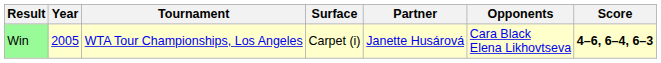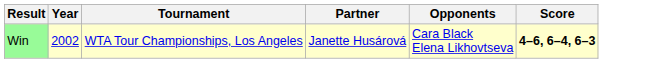- column: (334, 14)
(65, 41) 2005 -> (65, 41) 2002
